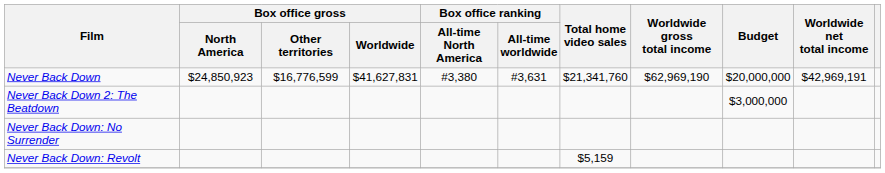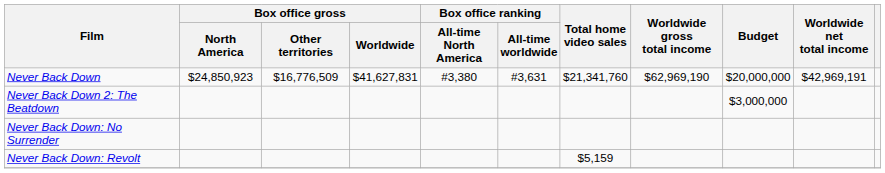(306, 77) $16,776,599 -> (306, 77) $16,776,509
